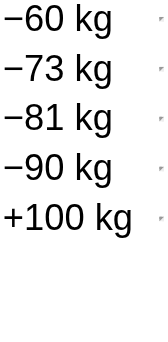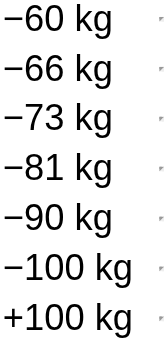+ row: (58, 68)
+ row: (68, 268)
